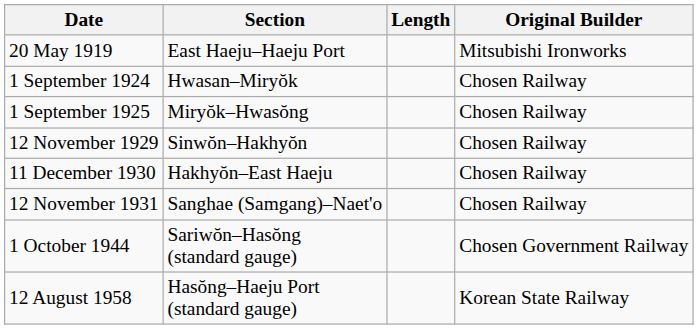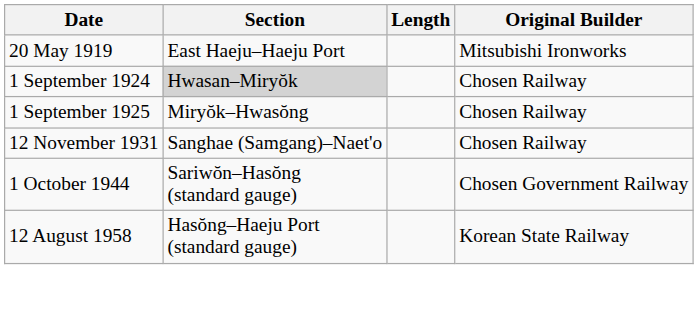(233, 81) no background -> (233, 81) lightgrey background
- row: (84, 142)
- row: (82, 173)
